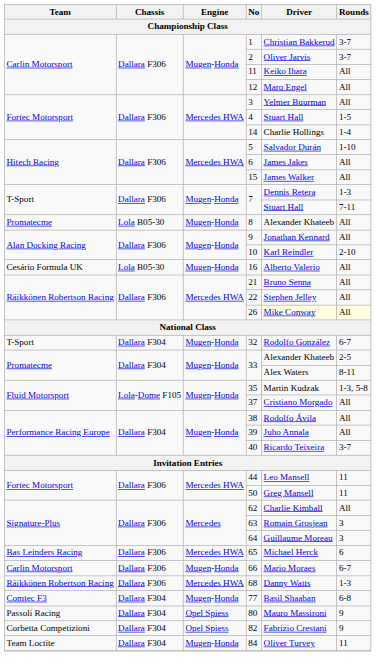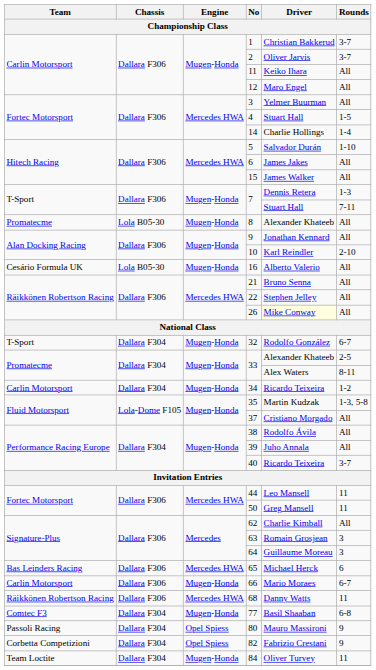(345, 312) lightyellow background -> (345, 312) no background
+ row: (40, 387)
(345, 582) 1-3 -> (343, 597) 11
